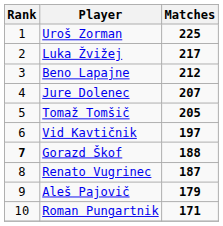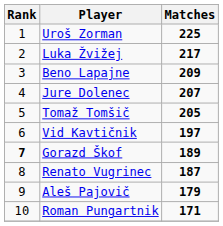(190, 73) 212 -> (190, 73) 209
(190, 152) 188 -> (190, 152) 189
